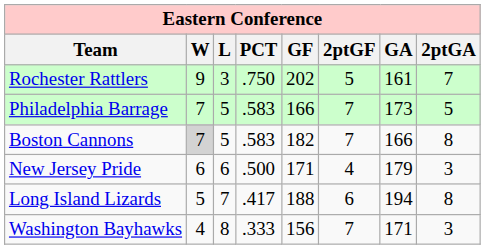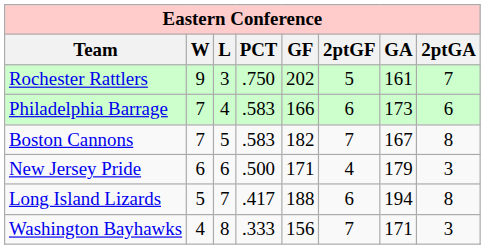(225, 109) 5 -> (225, 109) 4
(349, 109) 7 -> (349, 109) 6
(449, 109) 5 -> (449, 109) 6
(200, 139) lightgrey background -> (200, 139) no background
(398, 139) 166 -> (398, 139) 167
